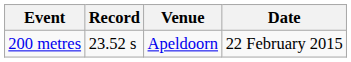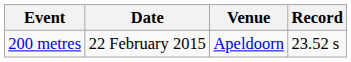columns swapped: (114, 17) <-> (284, 17)
